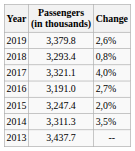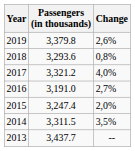(61, 57) 3,293.4 -> (61, 57) 3,293.6
(61, 73) 3,321.1 -> (61, 73) 3,321.2
(61, 122) 3,311.3 -> (61, 122) 3,311.5
